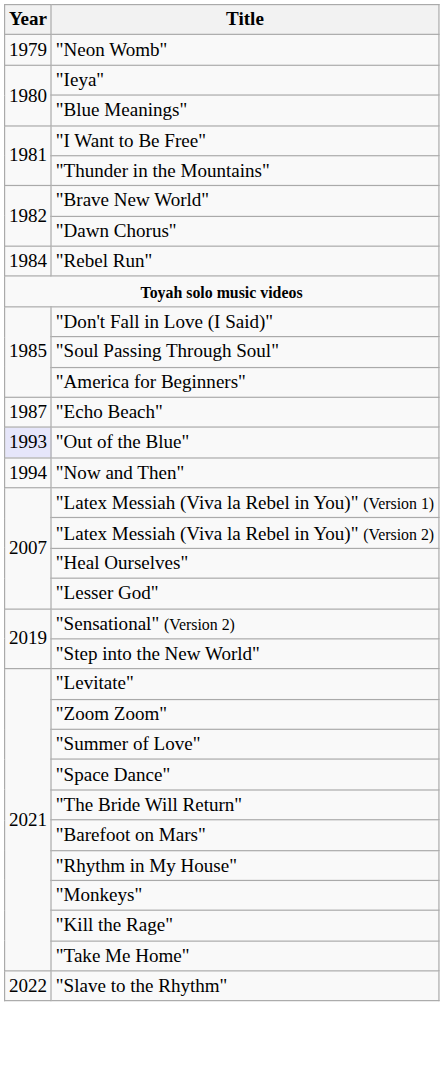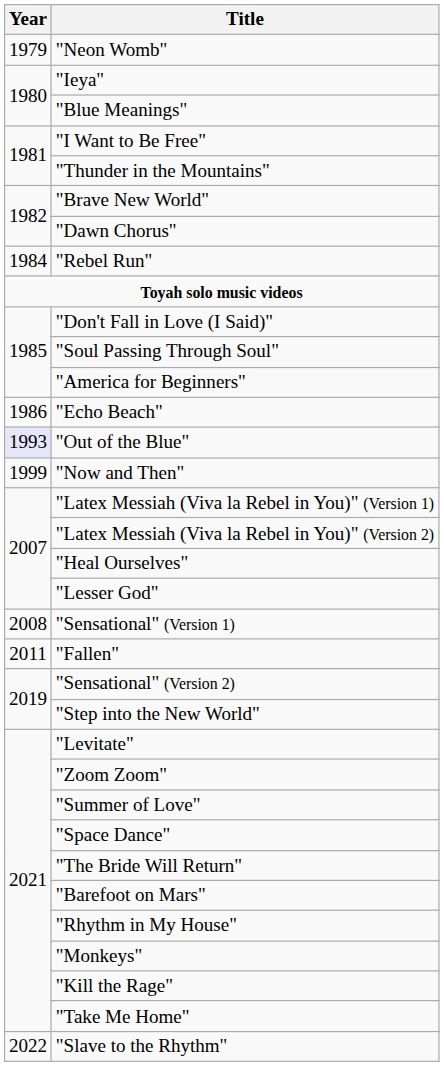(28, 412) 1987 -> (28, 412) 1986
(28, 472) 1994 -> (28, 472) 1999
+ row: (145, 623)
+ row: (87, 653)
